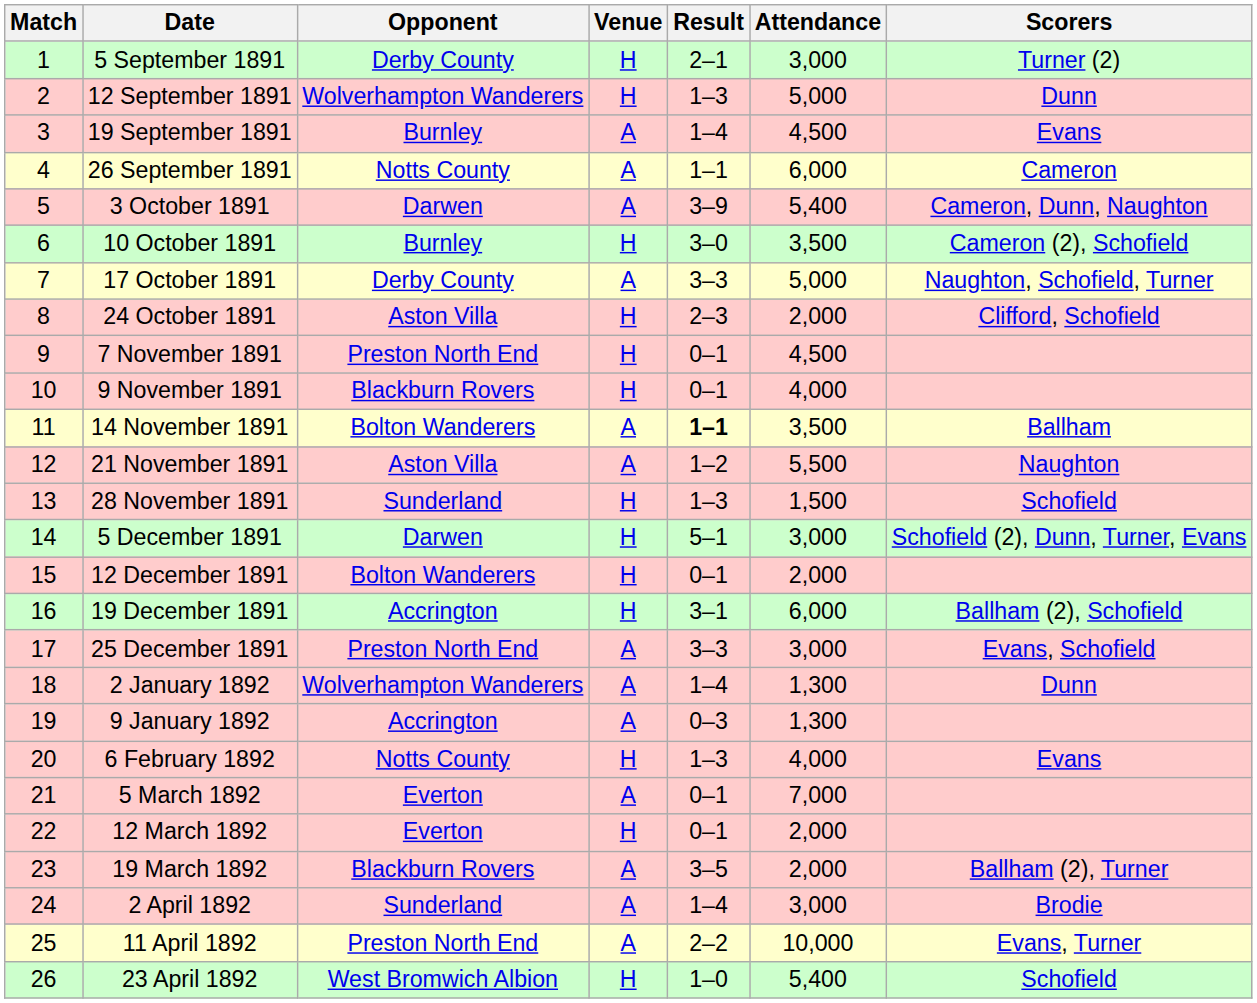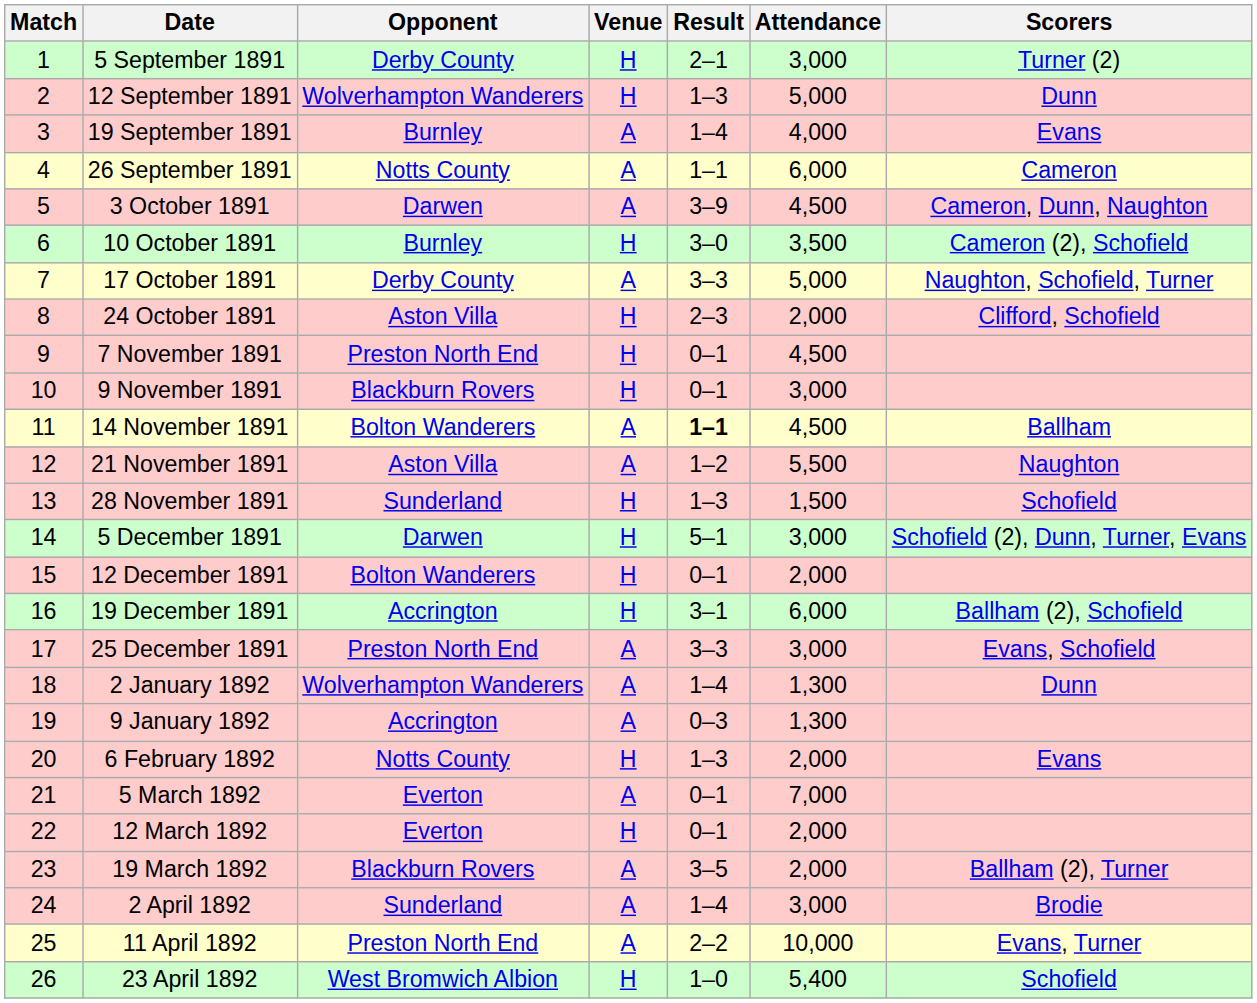(818, 133) 4,500 -> (818, 133) 4,000
(818, 206) 5,400 -> (818, 206) 4,500
(818, 390) 4,000 -> (818, 390) 3,000
(818, 427) 3,500 -> (818, 427) 4,500
(818, 758) 4,000 -> (818, 758) 2,000
